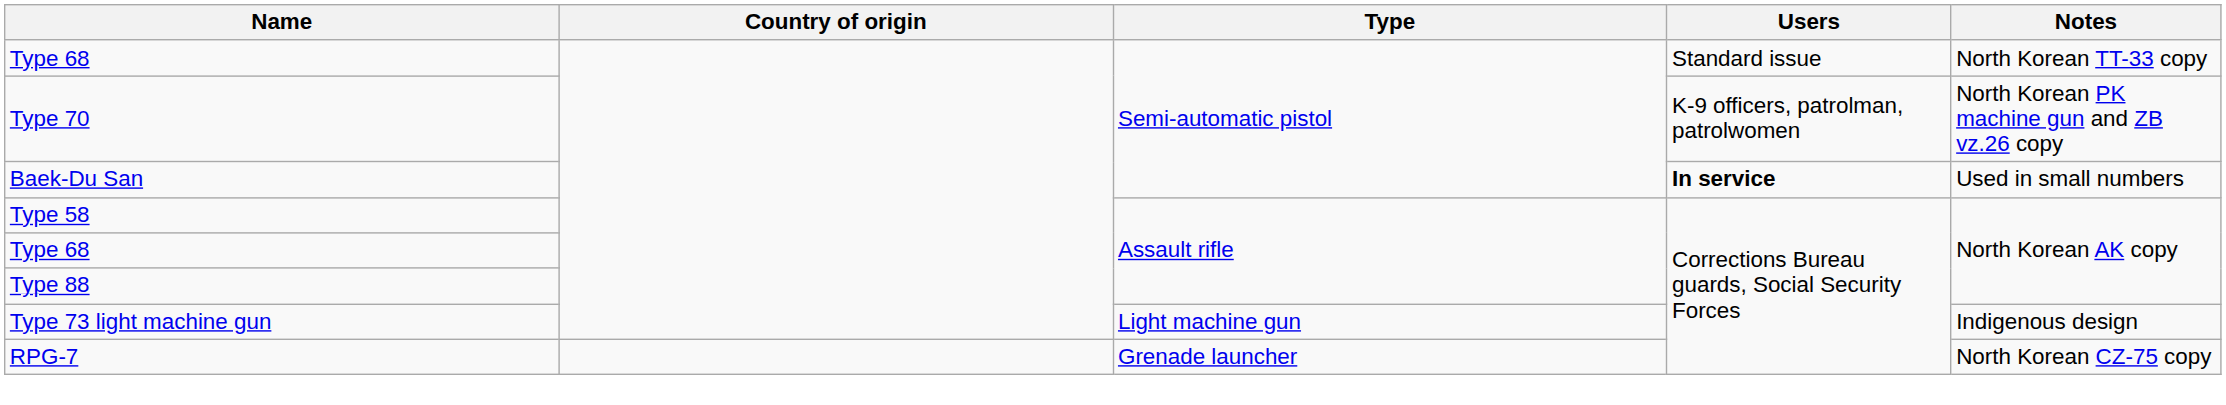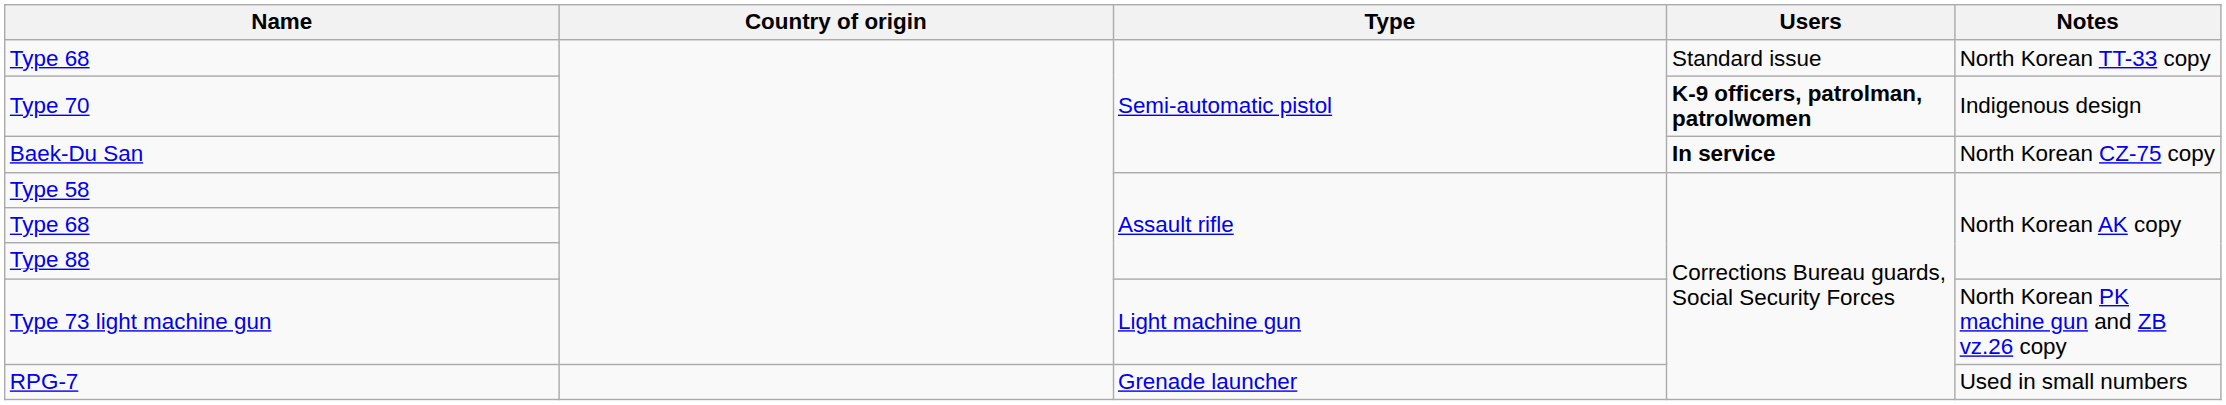(1788, 118) normal -> (1797, 105) bold
(2060, 118) North Korean PK machine gun and ZB vz.26 copy -> (2051, 105) Indigenous design
(2070, 179) Used in small numbers -> (2087, 154) North Korean CZ-75 copy
(2047, 321) Indigenous design -> (2063, 321) North Korean PK machine gun and ZB vz.26 copy
(2084, 356) North Korean CZ-75 copy -> (2074, 382) Used in small numbers
